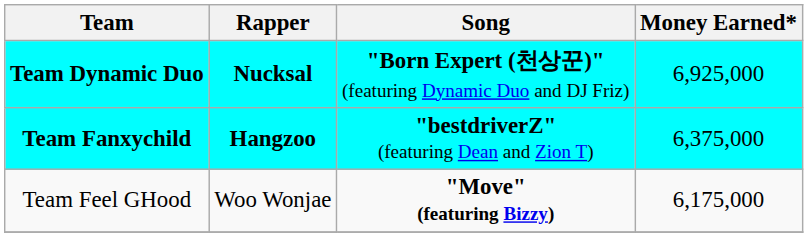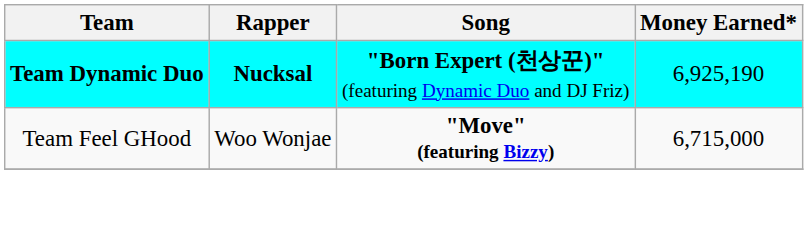(718, 73) 6,925,000 -> (718, 73) 6,925,190
- row: (107, 138)
(718, 200) 6,175,000 -> (718, 138) 6,715,000
